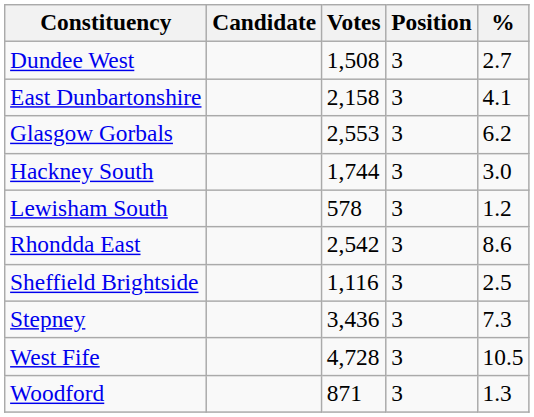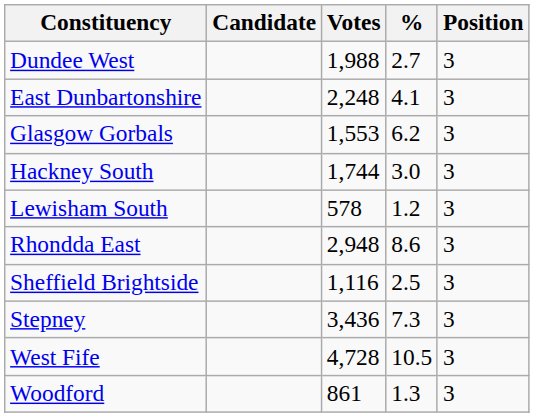columns swapped: (503, 23) <-> (432, 23)
(353, 60) 1,508 -> (353, 60) 1,988
(353, 97) 2,158 -> (353, 97) 2,248
(353, 134) 2,553 -> (353, 134) 1,553
(353, 245) 2,542 -> (353, 245) 2,948
(344, 393) 871 -> (344, 393) 861
